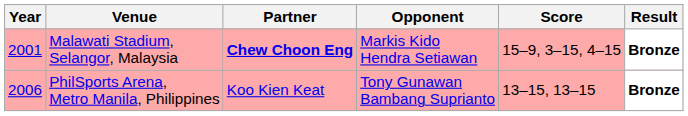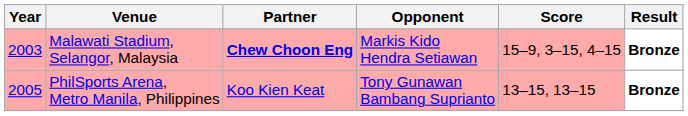(25, 50) 2001 -> (25, 50) 2003
(25, 91) 2006 -> (25, 91) 2005
